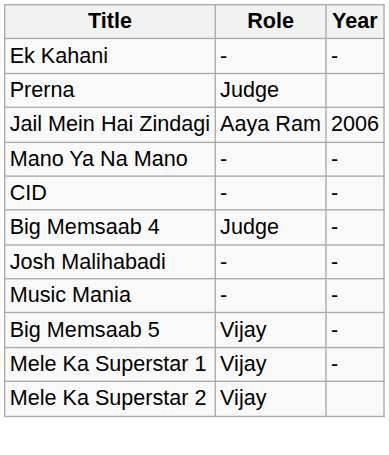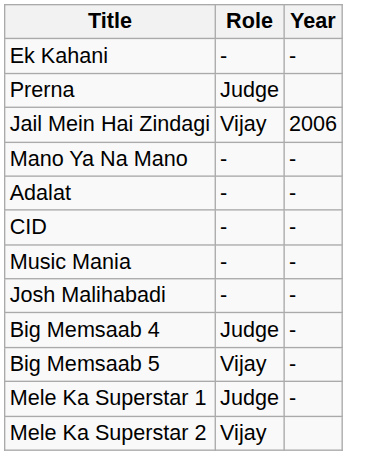(271, 124) Aaya Ram -> (243, 124) Vijay
+ row: (40, 192)
rows swapped: (70, 295) <-> (85, 227)
(243, 364) Vijay -> (250, 398) Judge
